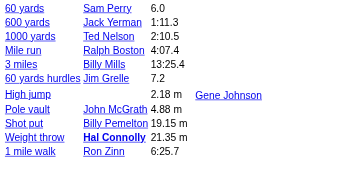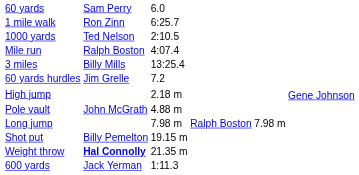rows swapped: (27, 22) <-> (30, 152)
+ row: (29, 124)
